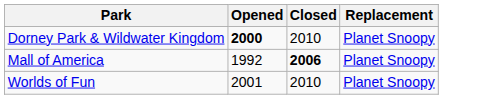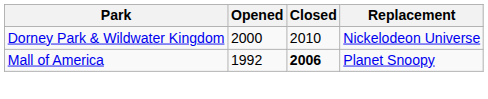(247, 37) bold -> (247, 37) normal
(389, 37) Planet Snoopy -> (412, 37) Nickelodeon Universe
- row: (51, 82)
